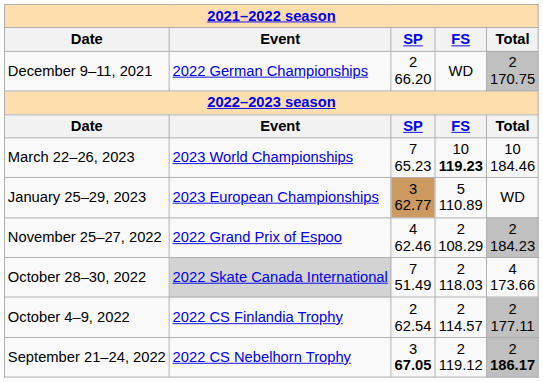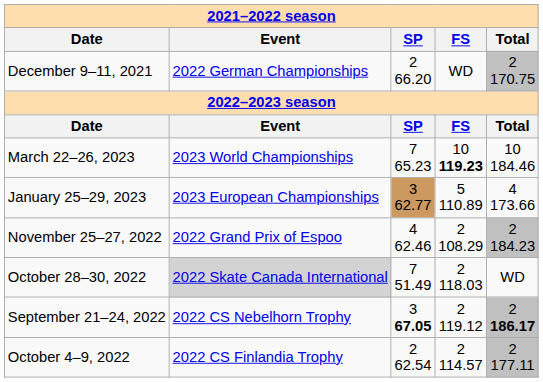(513, 197) WD -> (513, 197) 4 173.66
(513, 277) 4 173.66 -> (513, 277) WD
rows swapped: (69, 317) <-> (87, 357)
